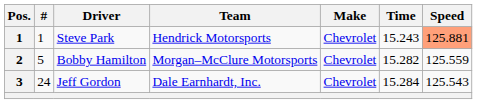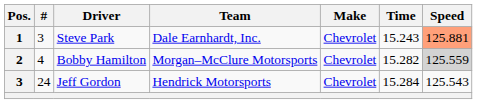(40, 37) 1 -> (40, 37) 3
(212, 37) Hendrick Motorsports -> (207, 37) Dale Earnhardt, Inc.
(40, 59) 5 -> (40, 59) 4
(447, 59) no background -> (447, 59) lightgrey background
(207, 81) Dale Earnhardt, Inc. -> (212, 81) Hendrick Motorsports
